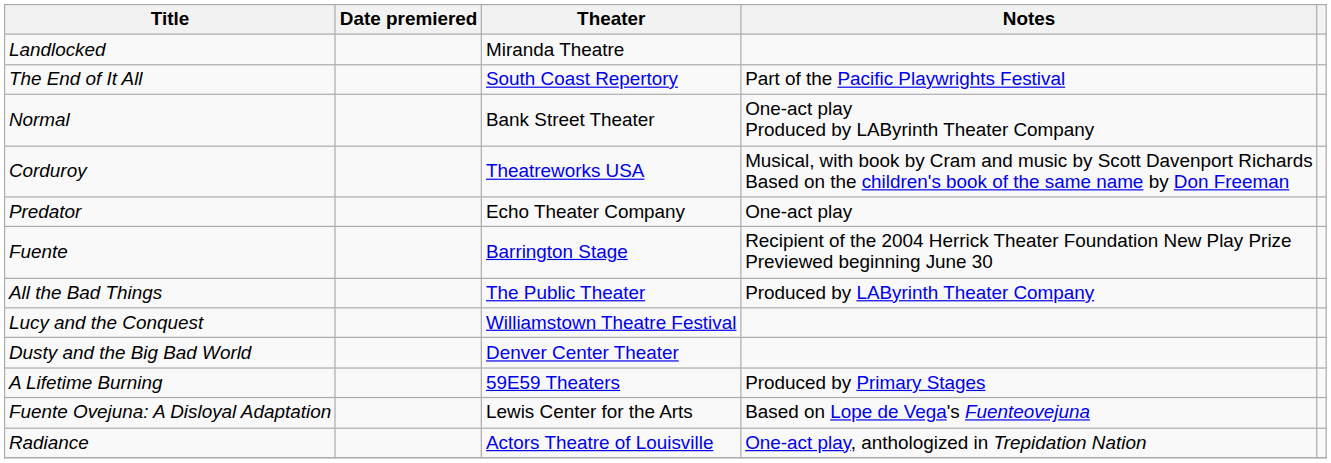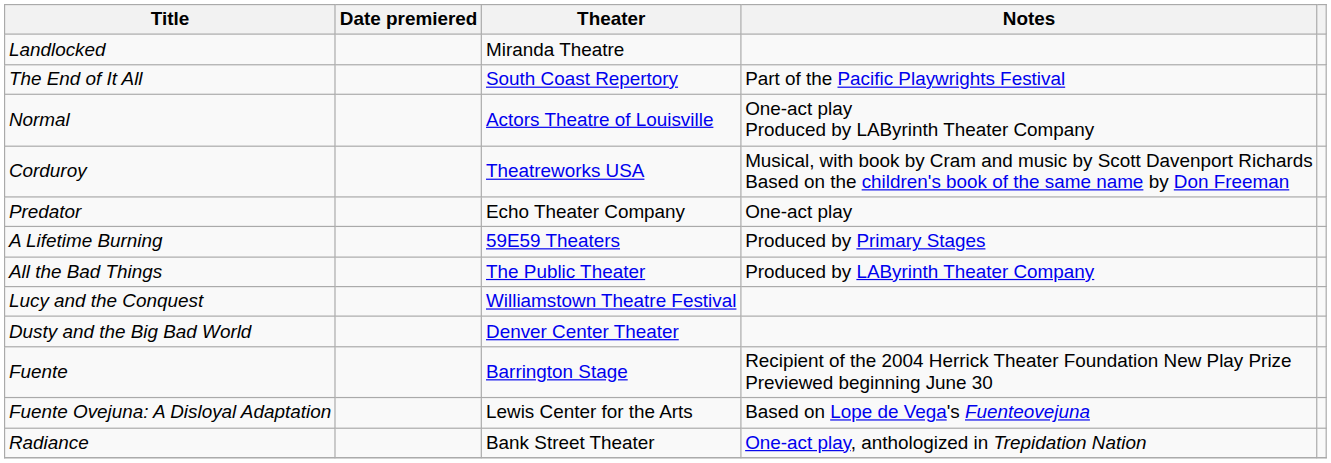(570, 119) Bank Street Theater -> (600, 119) Actors Theatre of Louisville
rows swapped: (38, 252) <-> (86, 382)
(600, 442) Actors Theatre of Louisville -> (570, 442) Bank Street Theater
